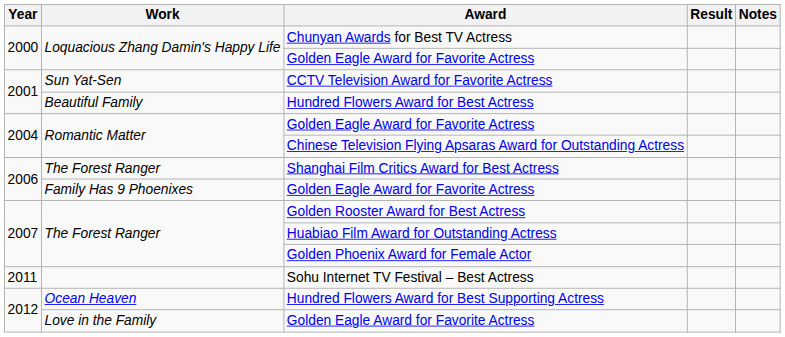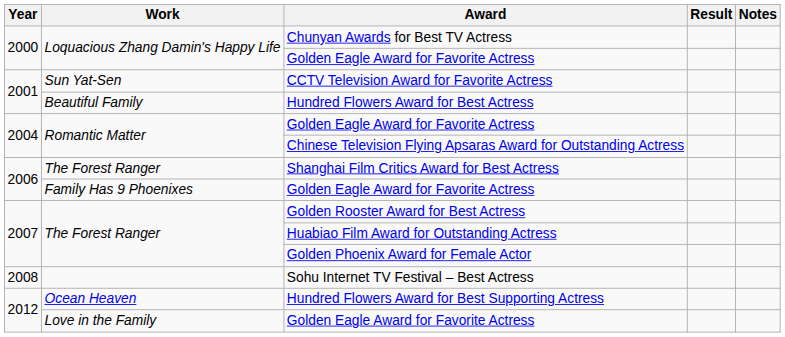(22, 277) 2011 -> (23, 277) 2008
